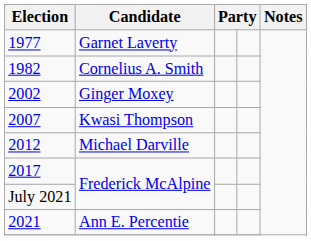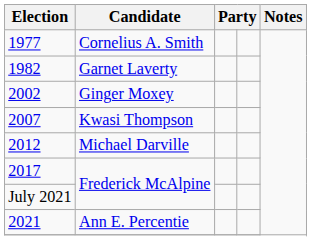(128, 42) Garnet Laverty -> (141, 42) Cornelius A. Smith
(141, 68) Cornelius A. Smith -> (128, 68) Garnet Laverty
